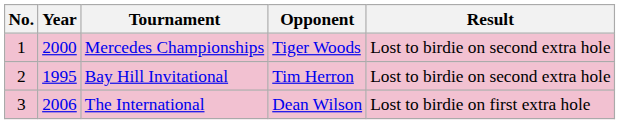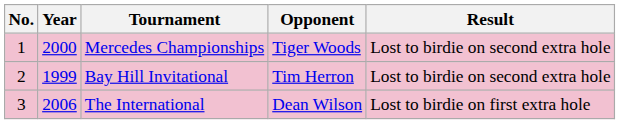(59, 76) 1995 -> (59, 76) 1999
